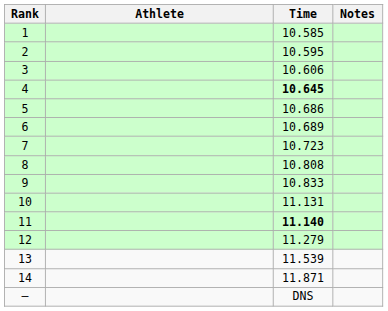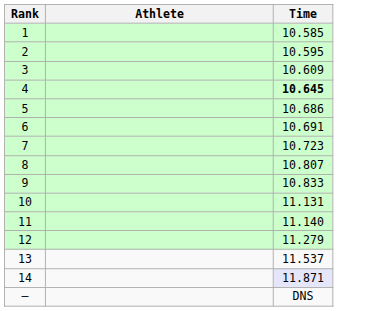- column: (357, 14)
(303, 70) 10.606 -> (303, 70) 10.609
(303, 127) 10.689 -> (303, 127) 10.691
(303, 165) 10.808 -> (303, 165) 10.807
(303, 221) bold -> (303, 221) normal
(303, 259) 11.539 -> (303, 259) 11.537
(303, 278) no background -> (303, 278) lavender background
